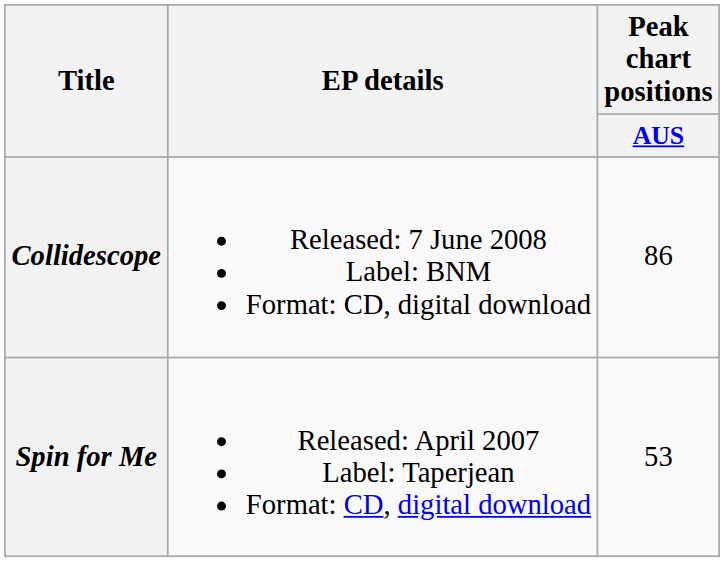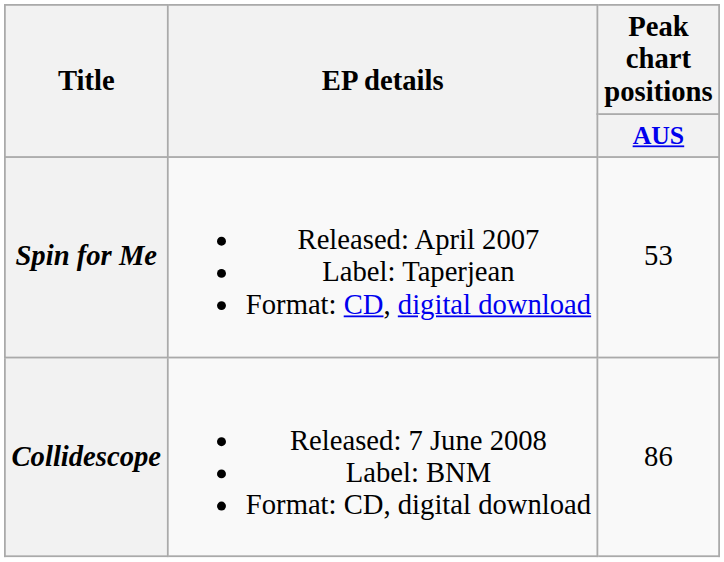rows swapped: (86, 455) <-> (86, 256)
